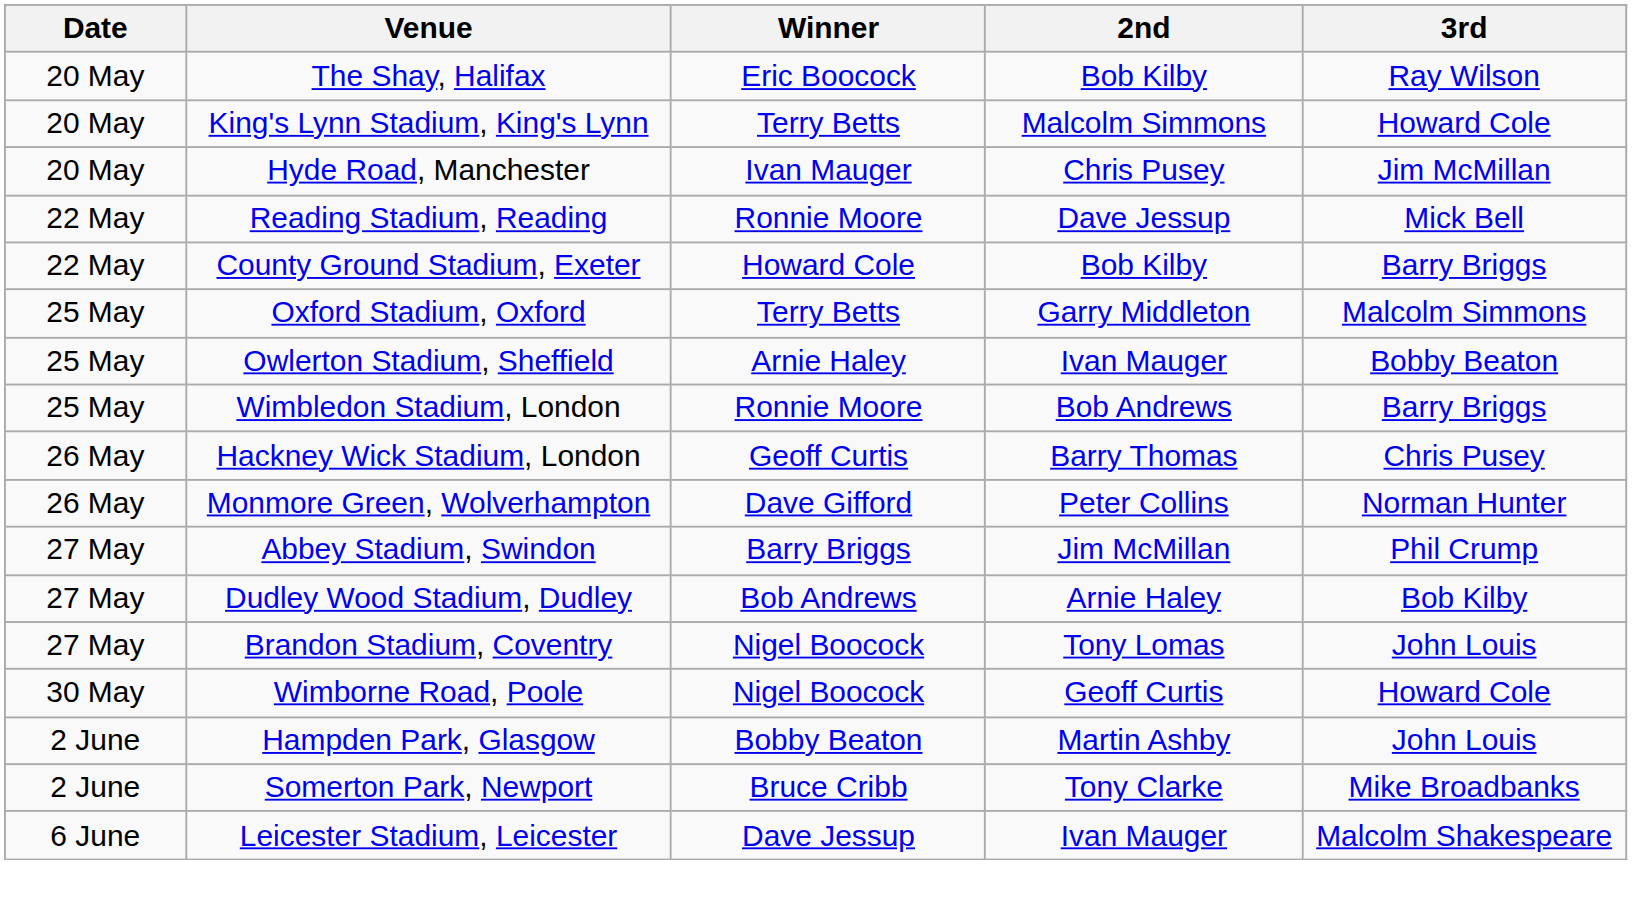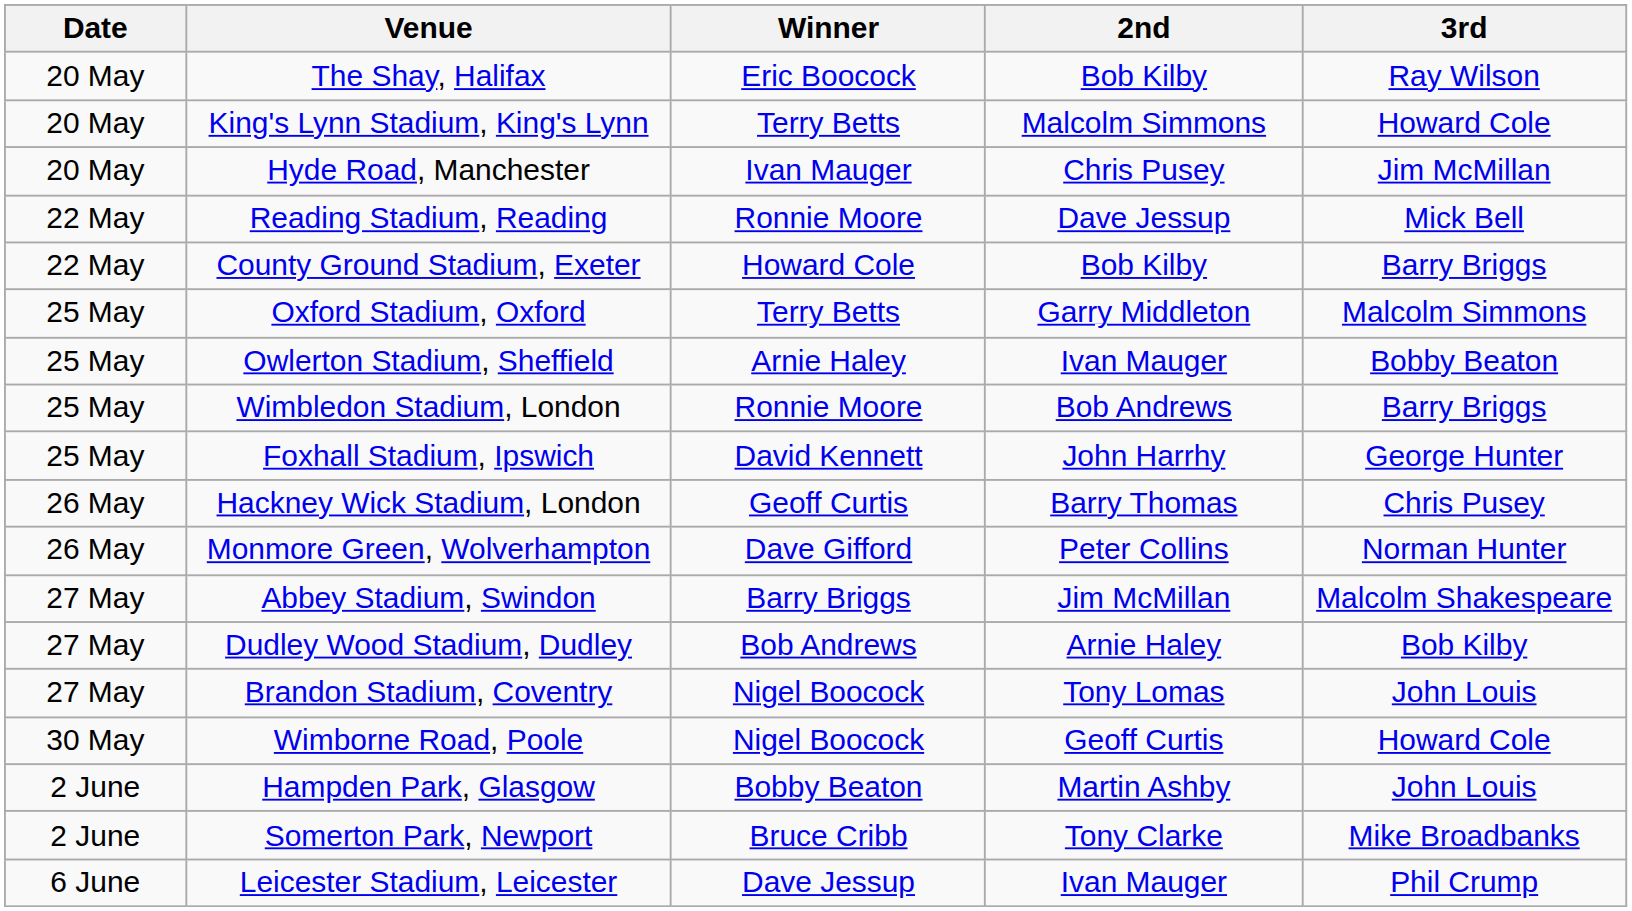+ row: (429, 455)
(1464, 550) Phil Crump -> (1464, 597) Malcolm Shakespeare
(1464, 834) Malcolm Shakespeare -> (1464, 882) Phil Crump
